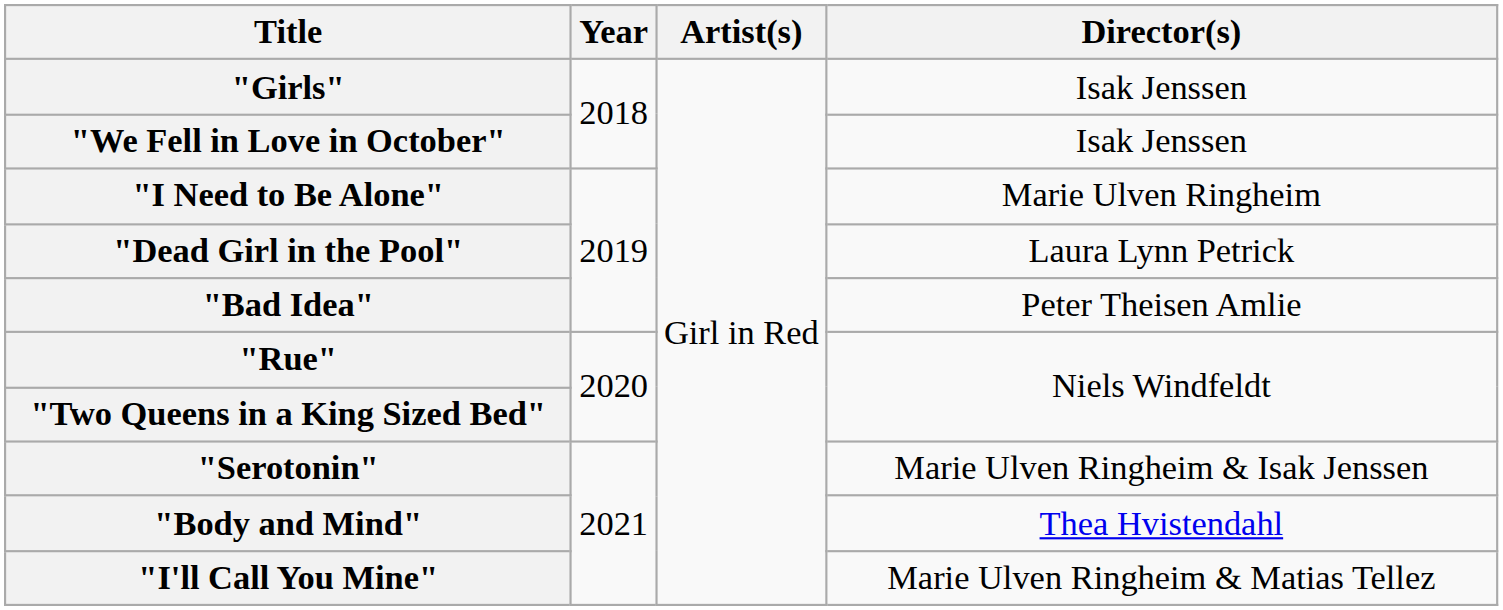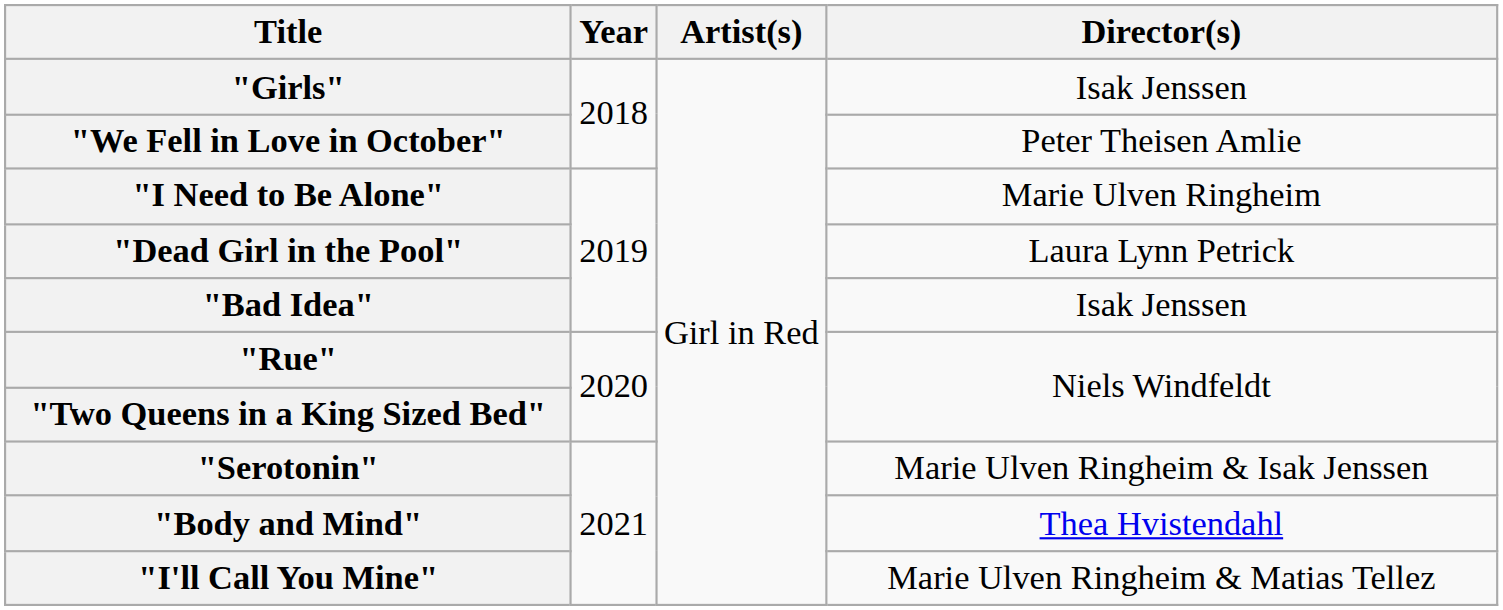(1161, 140) Isak Jenssen -> (1161, 140) Peter Theisen Amlie
(1161, 304) Peter Theisen Amlie -> (1161, 304) Isak Jenssen
